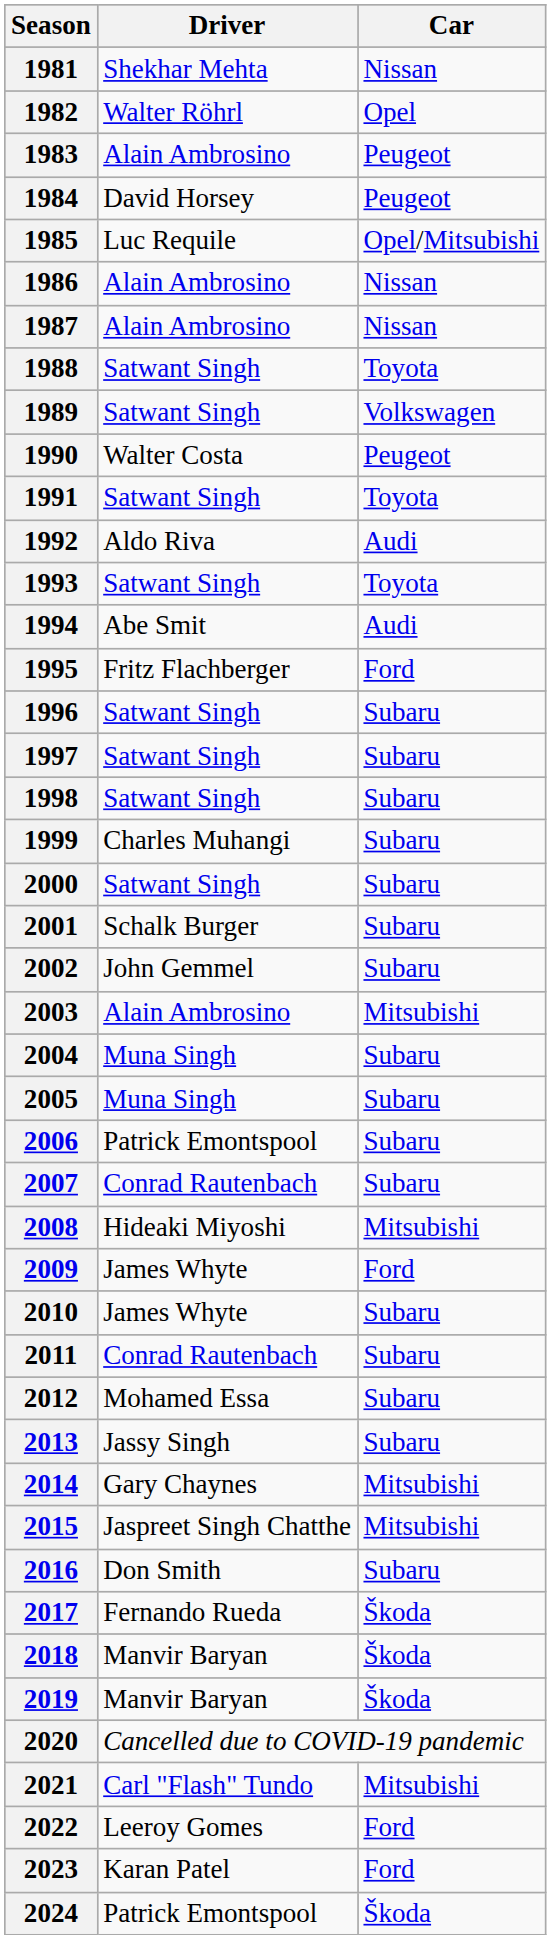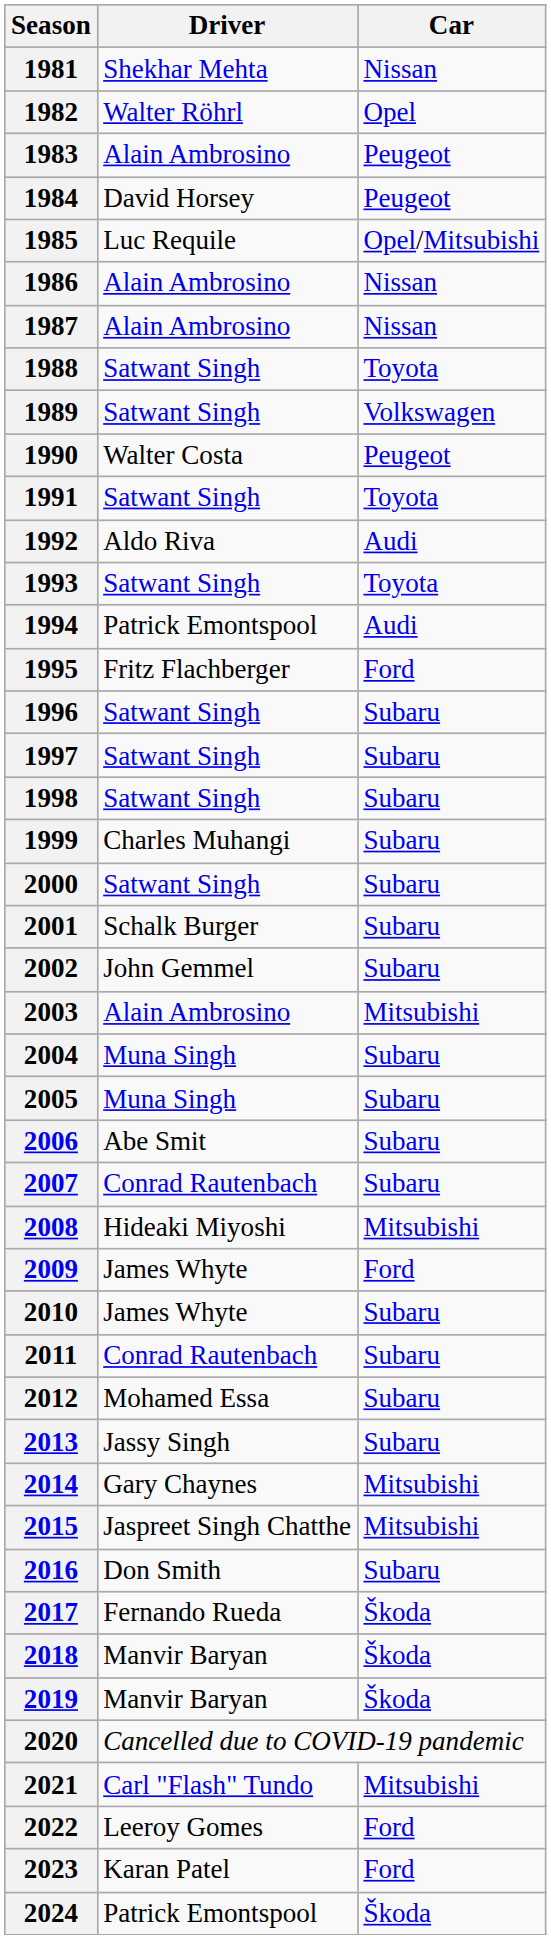(155, 626) Abe Smit -> (210, 626) Patrick Emontspool
(210, 1140) Patrick Emontspool -> (155, 1140) Abe Smit
